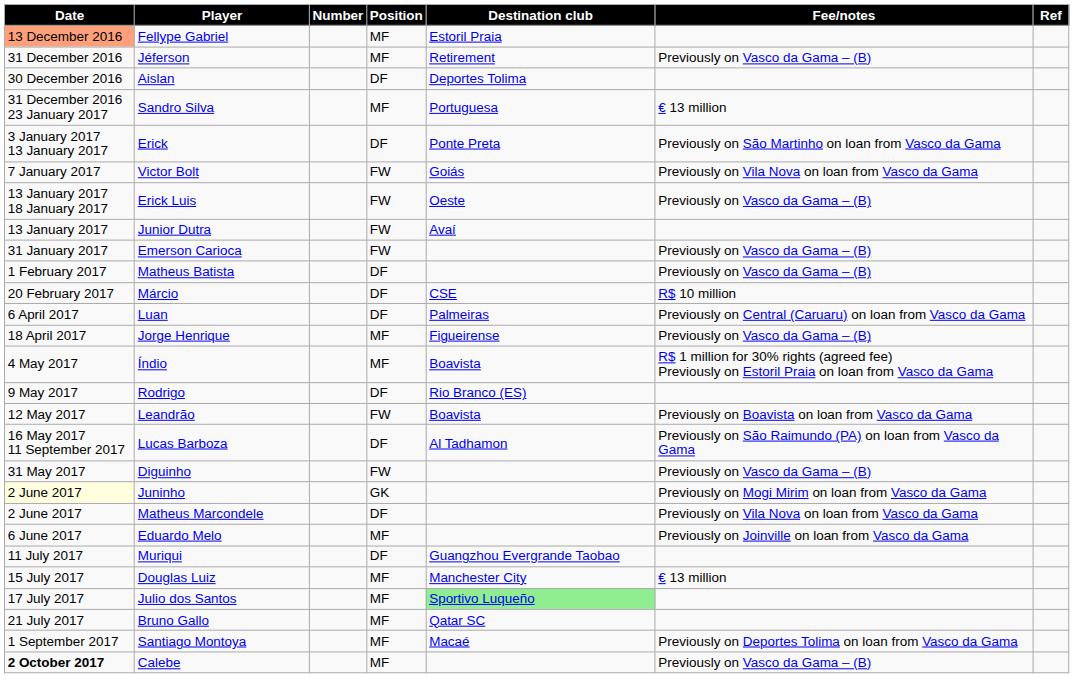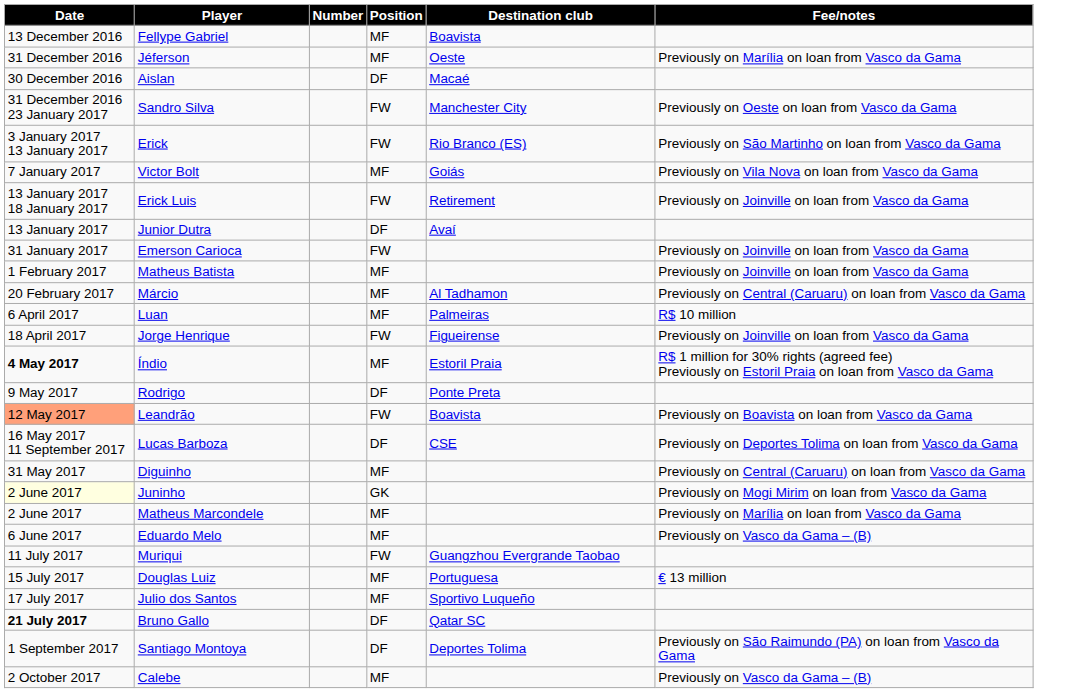- column: (1051, 15)
(65, 36) lightsalmon background -> (65, 36) no background
(465, 36) Estoril Praia -> (455, 36) Boavista
(462, 57) Retirement -> (447, 57) Oeste
(765, 57) Previously on Vasco da Gama – (B) -> (810, 57) Previously on Marília on loan from Vasco da Gama
(478, 78) Deportes Tolima -> (449, 78) Macaé
(379, 107) MF -> (380, 107) FW
(464, 107) Portuguesa -> (478, 107) Manchester City
(692, 107) € 13 million -> (807, 107) Previously on Oeste on loan from Vasco da Gama
(379, 143) DF -> (380, 143) FW
(465, 143) Ponte Preta -> (478, 143) Rio Branco (ES)
(380, 172) FW -> (379, 172) MF
(447, 200) Oeste -> (462, 200) Retirement
(765, 200) Previously on Vasco da Gama – (B) -> (813, 200) Previously on Joinville on loan from Vasco da Gama
(380, 229) FW -> (379, 229) DF
(765, 250) Previously on Vasco da Gama – (B) -> (813, 250) Previously on Joinville on loan from Vasco da Gama
(379, 271) DF -> (379, 271) MF
(765, 271) Previously on Vasco da Gama – (B) -> (813, 271) Previously on Joinville on loan from Vasco da Gama
(379, 293) DF -> (379, 293) MF
(443, 293) CSE -> (468, 293) Al Tadhamon
(697, 293) R$ 10 million -> (842, 293) Previously on Central (Caruaru) on loan from Vasco da Gama
(379, 314) DF -> (379, 314) MF
(842, 314) Previously on Central (Caruaru) on loan from Vasco da Gama -> (697, 314) R$ 10 million
(379, 335) MF -> (380, 335) FW
(765, 335) Previously on Vasco da Gama – (B) -> (813, 335) Previously on Joinville on loan from Vasco da Gama
(43, 364) normal -> (43, 364) bold
(455, 364) Boavista -> (465, 364) Estoril Praia
(478, 392) Rio Branco (ES) -> (465, 392) Ponte Preta
(47, 414) no background -> (47, 414) lightsalmon background
(468, 442) Al Tadhamon -> (443, 442) CSE
(829, 442) Previously on São Raimundo (PA) on loan from Vasco da Gama -> (838, 442) Previously on Deportes Tolima on loan from Vasco da Gama
(380, 471) FW -> (379, 471) MF
(765, 471) Previously on Vasco da Gama – (B) -> (842, 471) Previously on Central (Caruaru) on loan from Vasco da Gama
(379, 513) DF -> (379, 513) MF
(818, 513) Previously on Vila Nova on loan from Vasco da Gama -> (810, 513) Previously on Marília on loan from Vasco da Gama
(813, 535) Previously on Joinville on loan from Vasco da Gama -> (765, 535) Previously on Vasco da Gama – (B)
(379, 556) DF -> (380, 556) FW
(478, 577) Manchester City -> (464, 577) Portuguesa
(482, 598) lightgreen background -> (482, 598) no background
(46, 620) normal -> (47, 620) bold
(379, 620) MF -> (379, 620) DF
(379, 641) MF -> (379, 648) DF
(449, 641) Macaé -> (478, 648) Deportes Tolima
(838, 641) Previously on Deportes Tolima on loan from Vasco da Gama -> (829, 648) Previously on São Raimundo (PA) on loan from Vasco da Gama
(56, 662) bold -> (54, 677) normal
